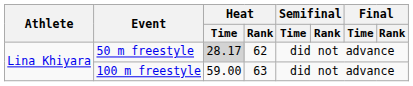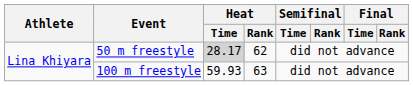(224, 71) 59.00 -> (224, 71) 59.93
